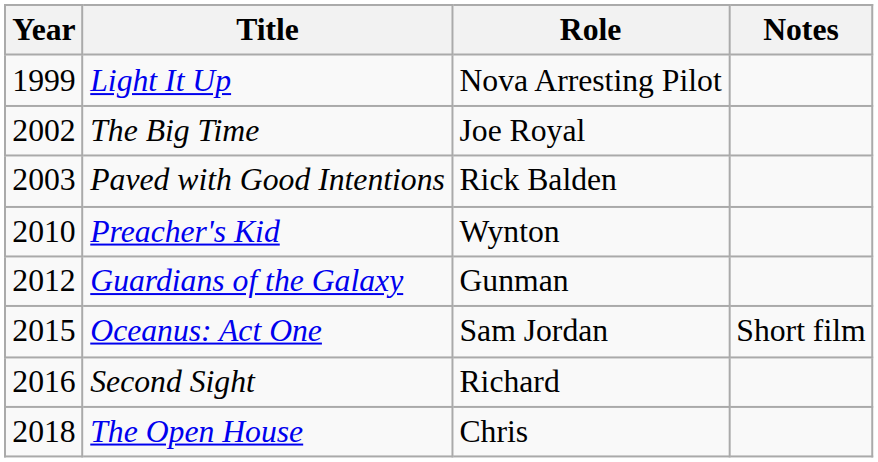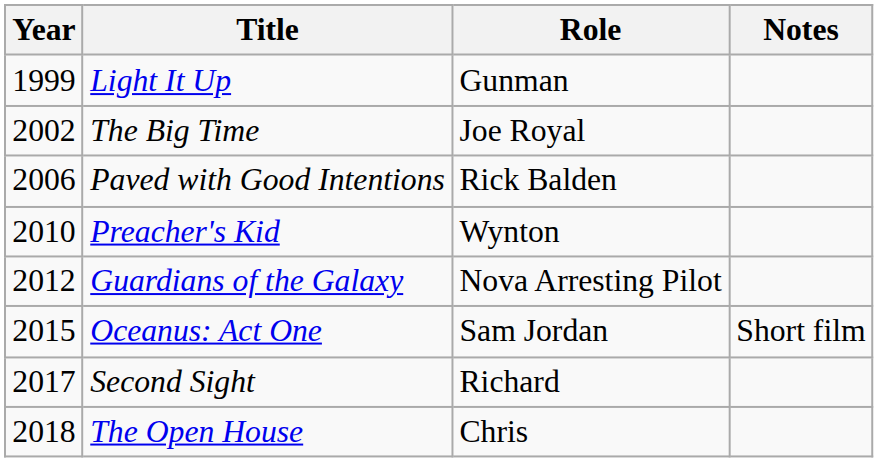(591, 79) Nova Arresting Pilot -> (514, 79) Gunman
(44, 180) 2003 -> (44, 180) 2006
(514, 280) Gunman -> (591, 280) Nova Arresting Pilot
(44, 381) 2016 -> (44, 381) 2017
